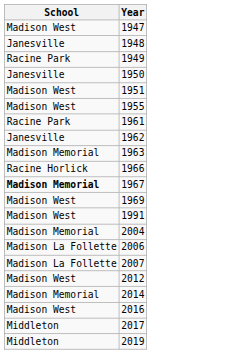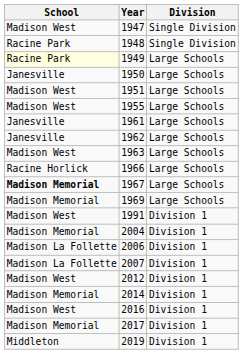+ column: (192, 12)
(36, 44) Janesville -> (39, 44) Racine Park
(39, 59) no background -> (39, 59) lightyellow background
(39, 122) Racine Park -> (36, 122) Janesville
(53, 153) Madison Memorial -> (41, 153) Madison West
(41, 200) Madison West -> (53, 200) Madison Memorial
(33, 326) Middleton -> (53, 326) Madison Memorial
